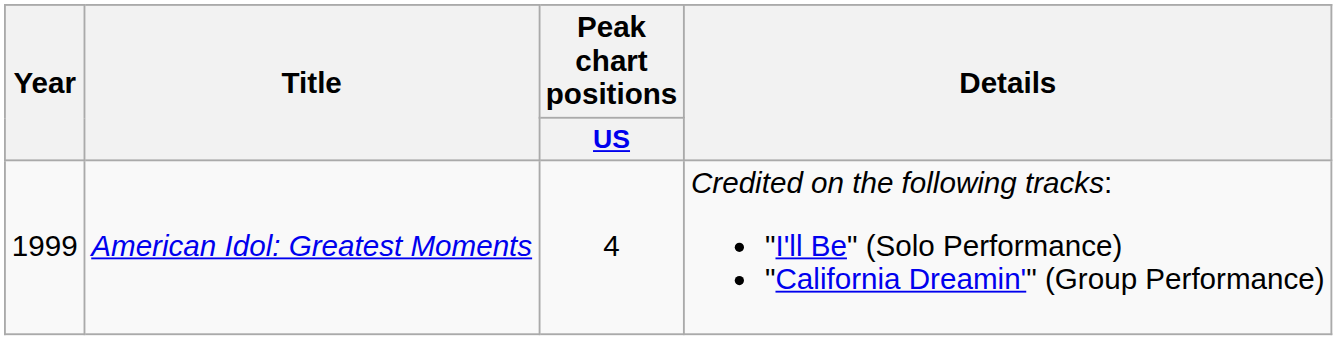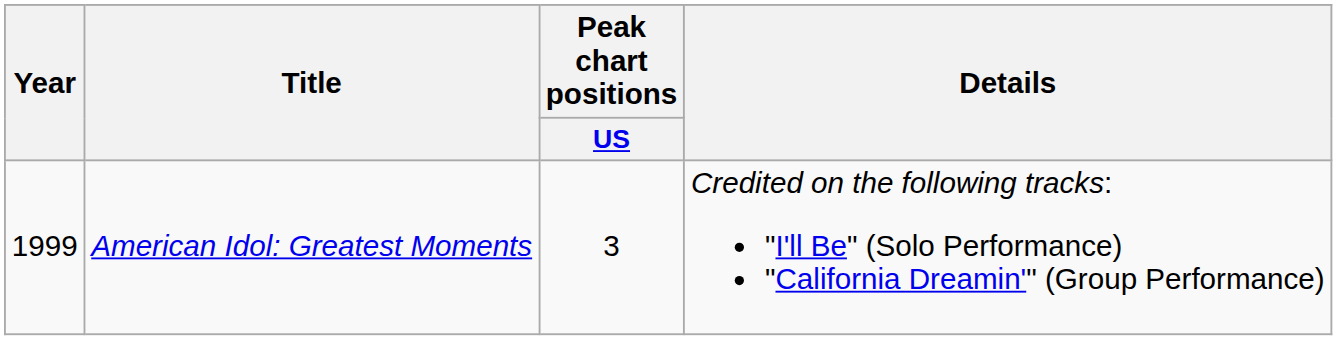(612, 246) 4 -> (612, 246) 3
